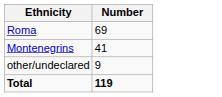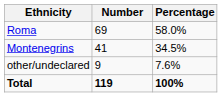+ column: (185, 13)
